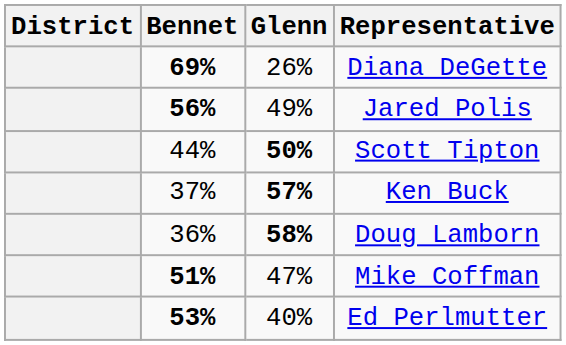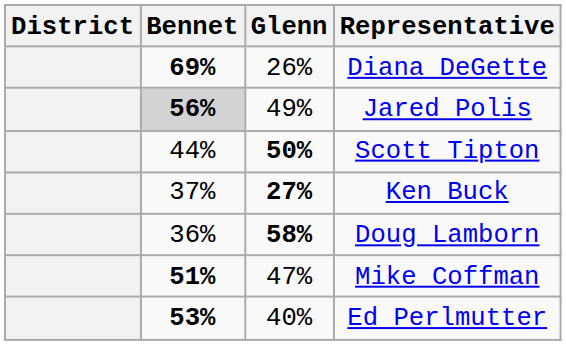(192, 109) no background -> (192, 109) lightgrey background
(289, 193) 57% -> (289, 193) 27%
